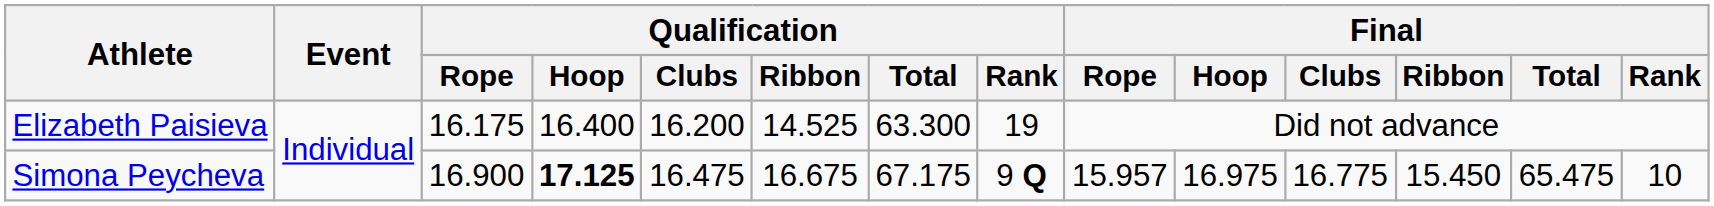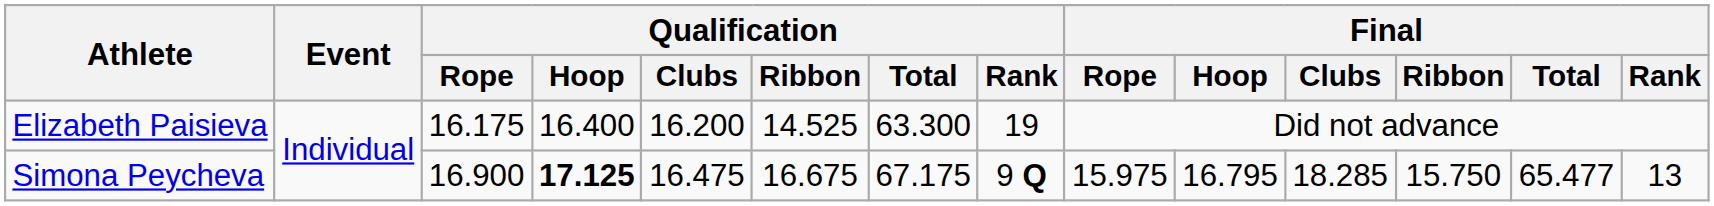(1120, 175) 15.957 -> (1120, 175) 15.975
(1230, 175) 16.975 -> (1230, 175) 16.795
(1340, 175) 16.775 -> (1340, 175) 18.285
(1453, 175) 15.450 -> (1453, 175) 15.750
(1566, 175) 65.475 -> (1566, 175) 65.477
(1665, 175) 10 -> (1665, 175) 13
